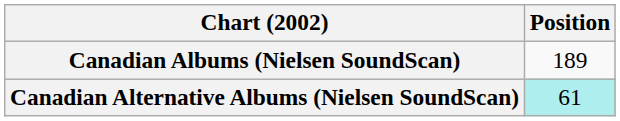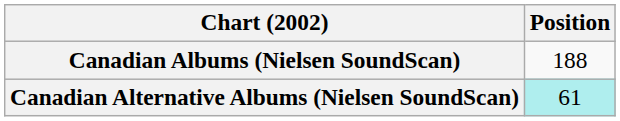(570, 60) 189 -> (570, 60) 188
